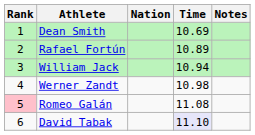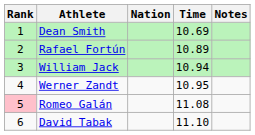(192, 85) 10.98 -> (192, 85) 10.95
(192, 121) lavender background -> (192, 121) no background
